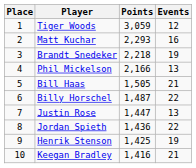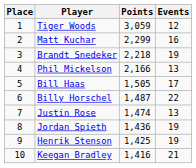(137, 40) 2,293 -> (137, 40) 2,299
(173, 84) 21 -> (173, 84) 17
(137, 112) 1,447 -> (137, 112) 1,474
(173, 127) 22 -> (173, 127) 19
